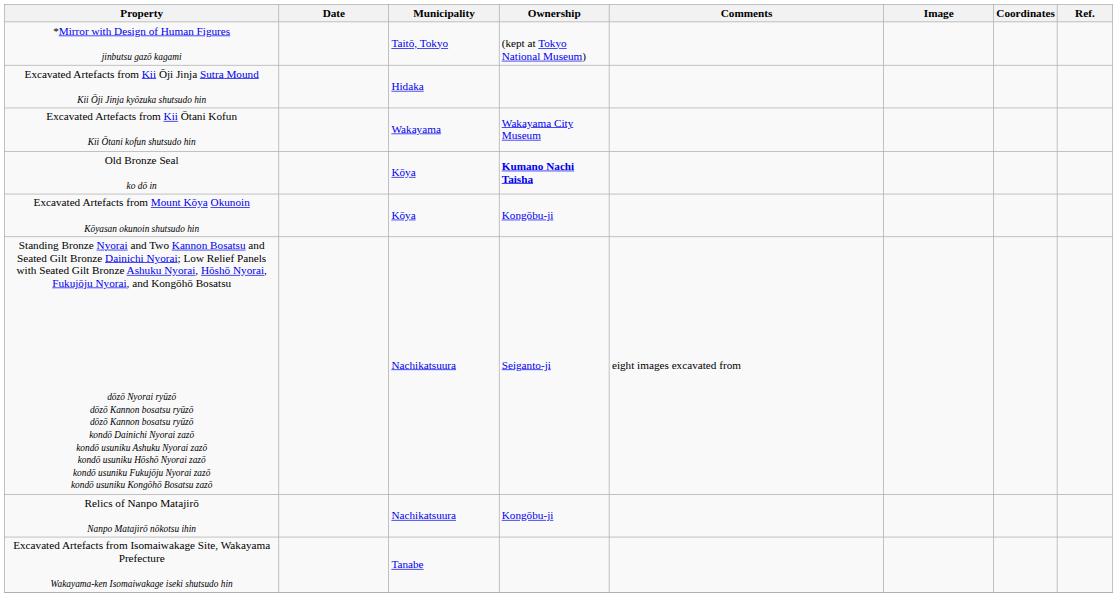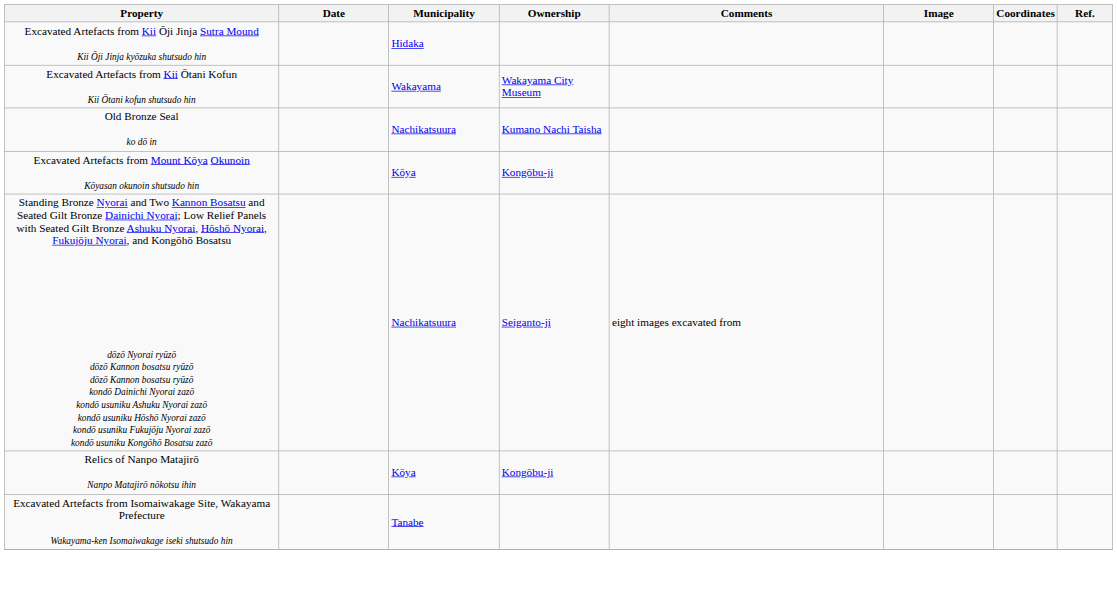- row: (142, 43)
(404, 172) Kōya -> (424, 129) Nachikatsuura
(538, 172) bold -> (552, 129) normal
(424, 515) Nachikatsuura -> (404, 472) Kōya
